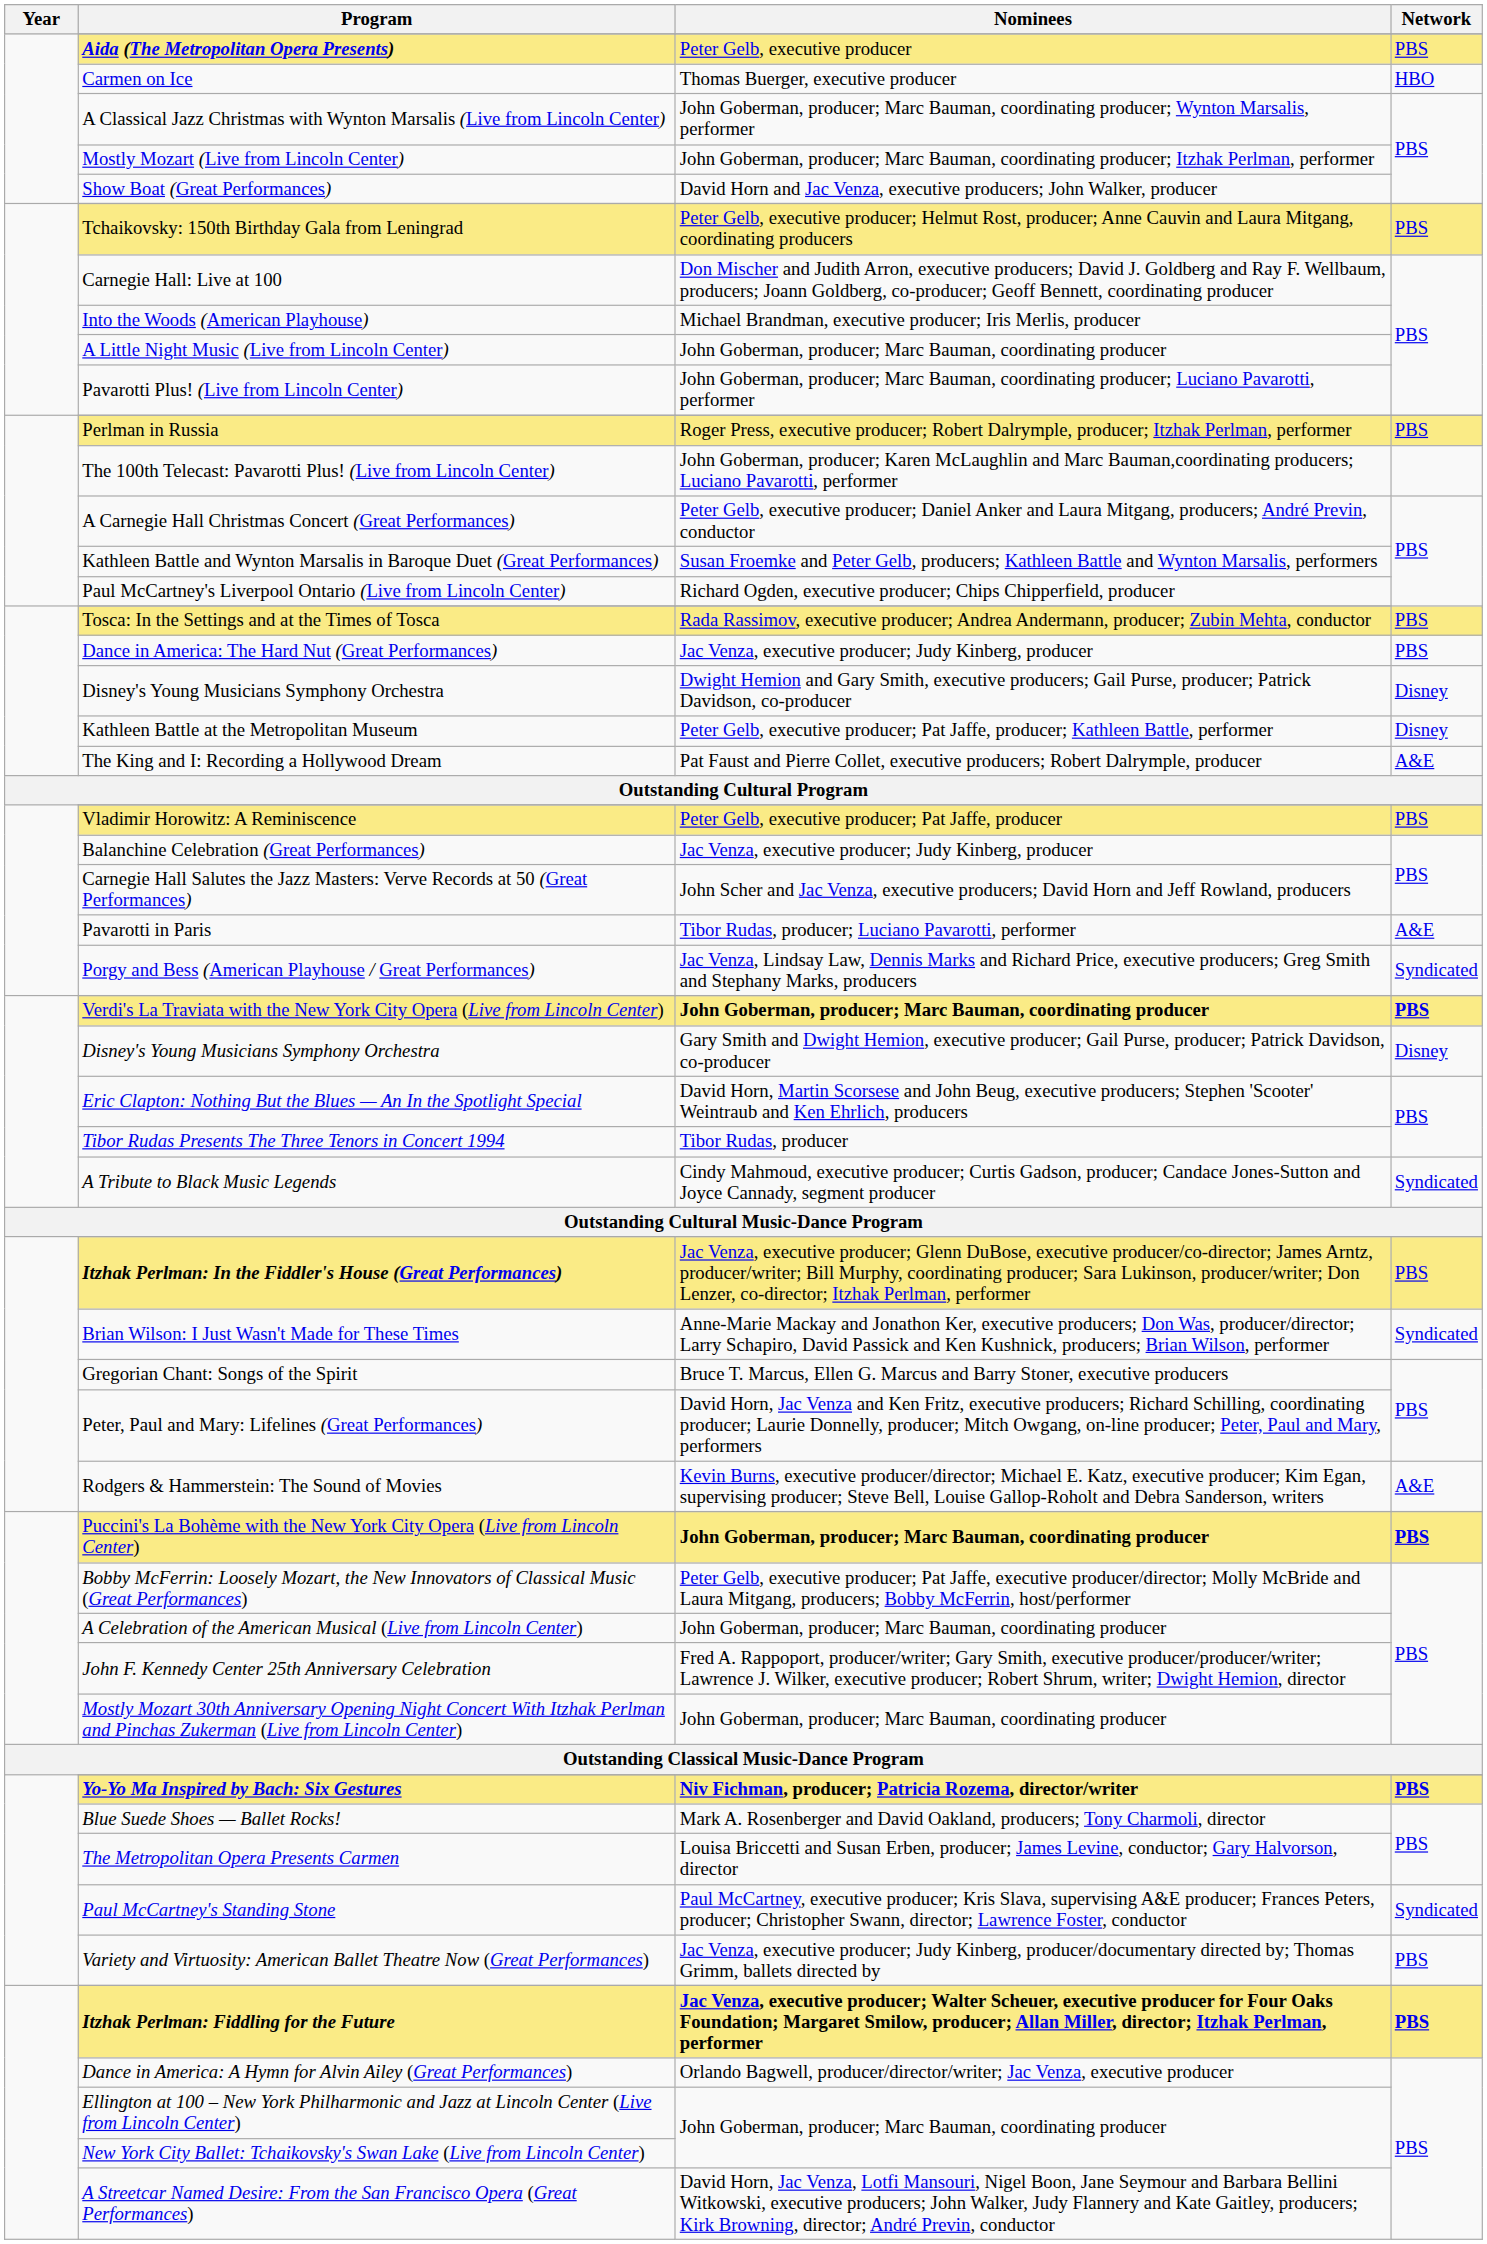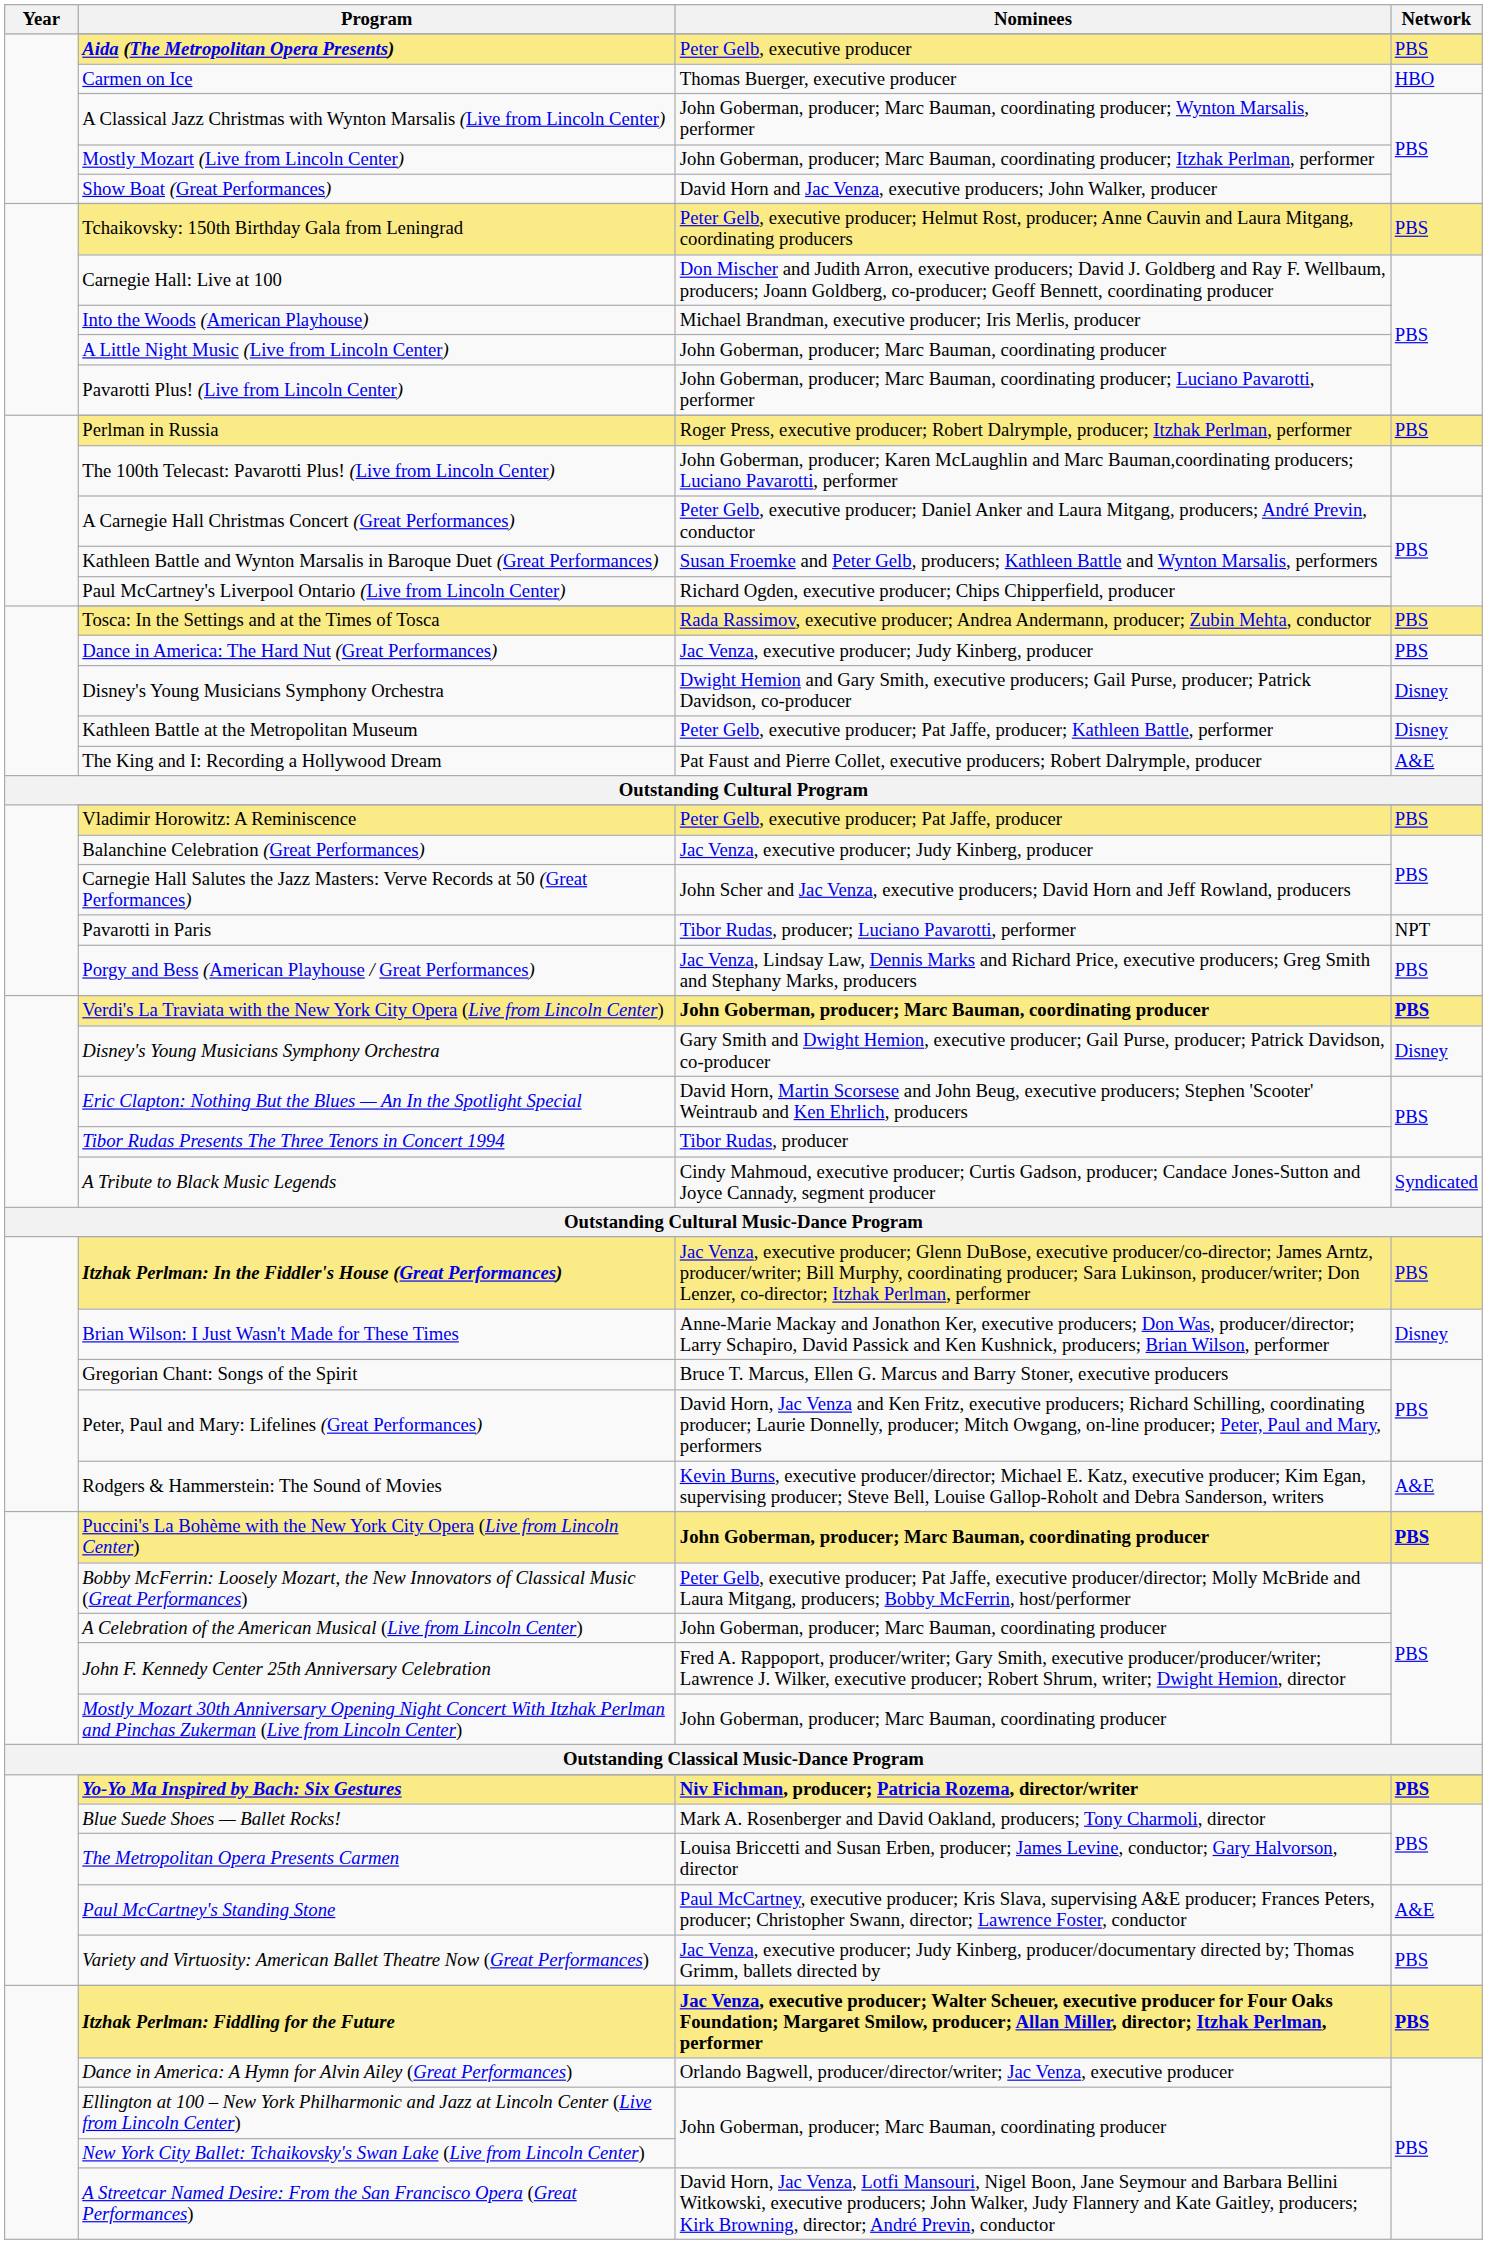(1415, 930) A&E -> (1412, 930) NPT
(1436, 970) Syndicated -> (1411, 970) PBS
(1436, 1334) Syndicated -> (1421, 1334) Disney
(1436, 1909) Syndicated -> (1415, 1909) A&E
